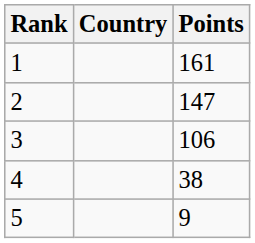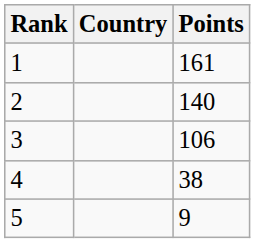(197, 101) 147 -> (197, 101) 140
